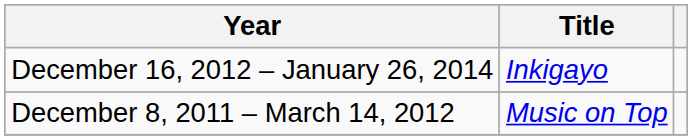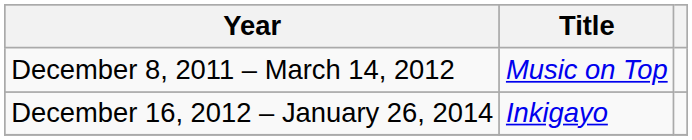rows swapped: (233, 112) <-> (252, 69)
